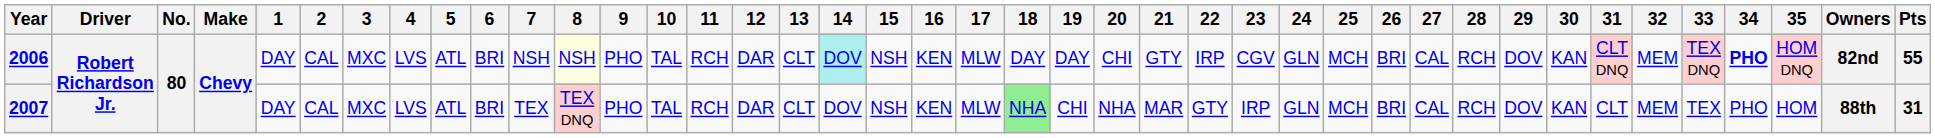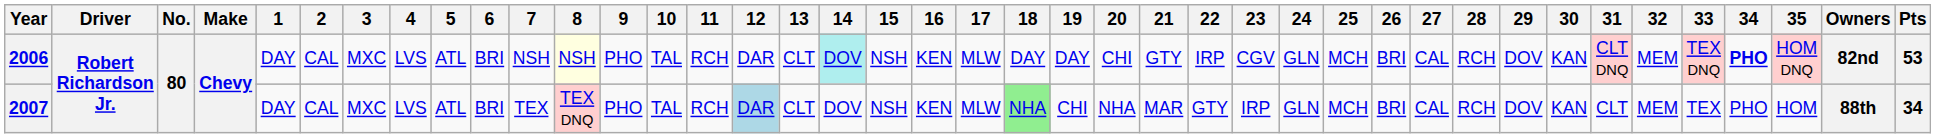(1913, 59) 55 -> (1913, 59) 53
(756, 108) no background -> (756, 108) lightblue background
(1913, 108) 31 -> (1913, 108) 34
